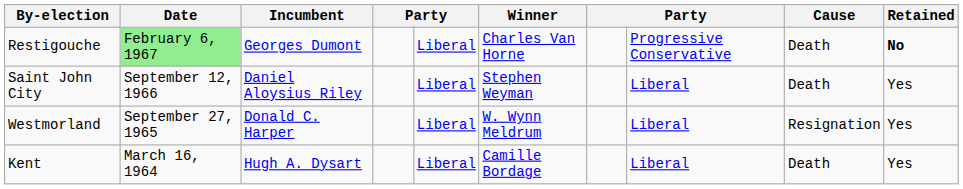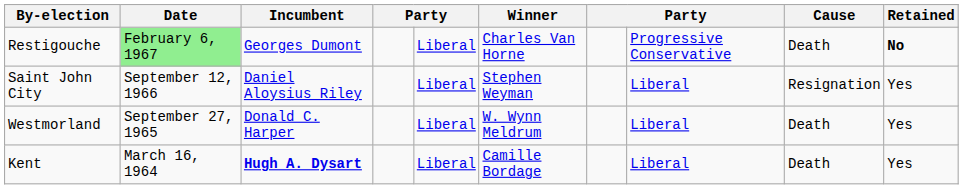(809, 86) Death -> (834, 86) Resignation
(834, 125) Resignation -> (809, 125) Death
(303, 164) normal -> (303, 164) bold
